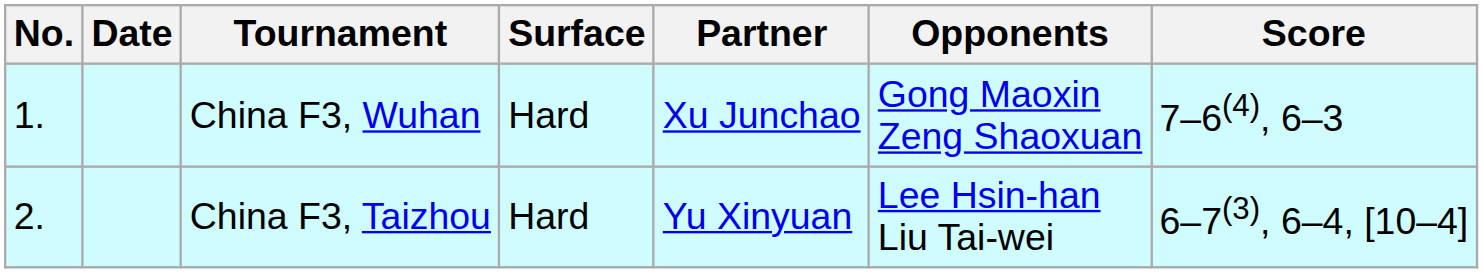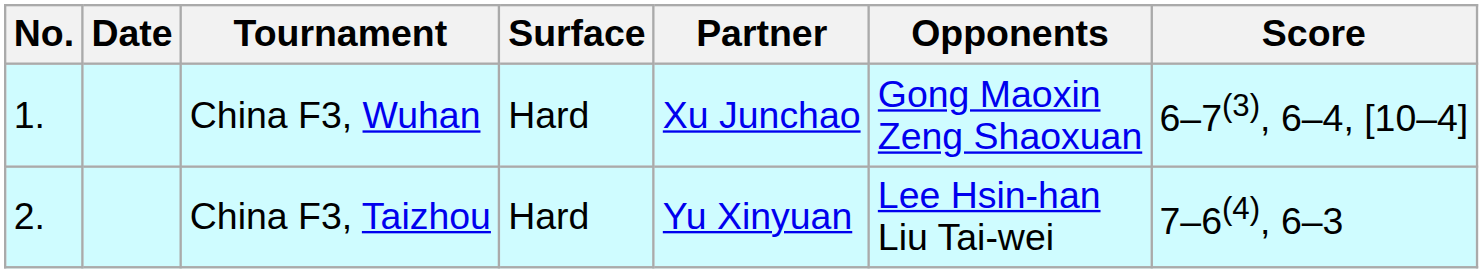(1251, 114) 7–6(4), 6–3 -> (1314, 114) 6–7(3), 6–4, [10–4]
(1314, 216) 6–7(3), 6–4, [10–4] -> (1251, 216) 7–6(4), 6–3
